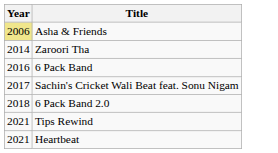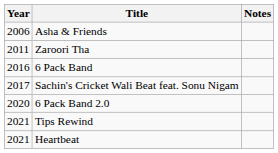+ column: (258, 13)
(18, 31) khaki background -> (18, 31) no background
(18, 49) 2014 -> (18, 49) 2011
(18, 103) 2018 -> (18, 103) 2020
